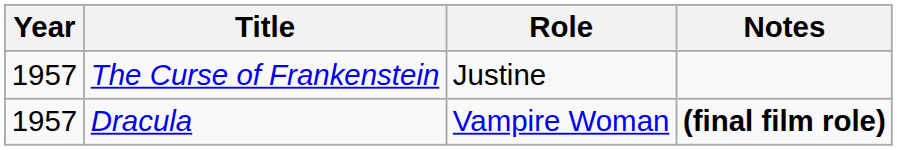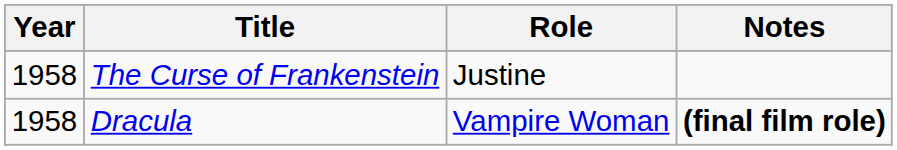(44, 74) 1957 -> (44, 74) 1958
(44, 121) 1957 -> (44, 121) 1958
